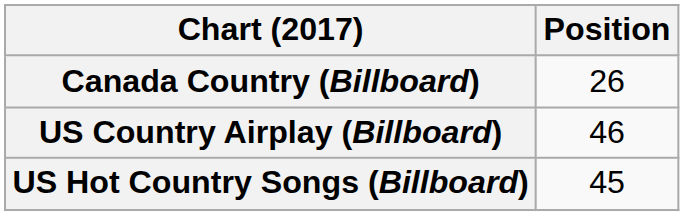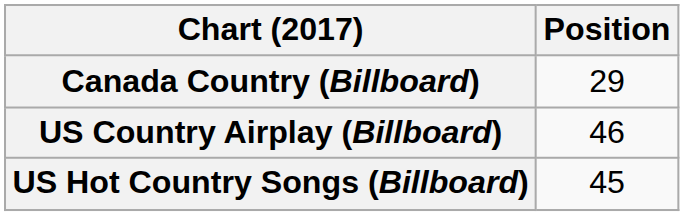(607, 81) 26 -> (607, 81) 29
